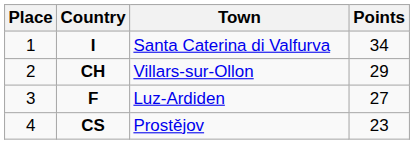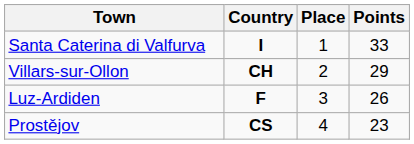columns swapped: (31, 17) <-> (239, 17)
(379, 44) 34 -> (379, 44) 33
(379, 98) 27 -> (379, 98) 26
